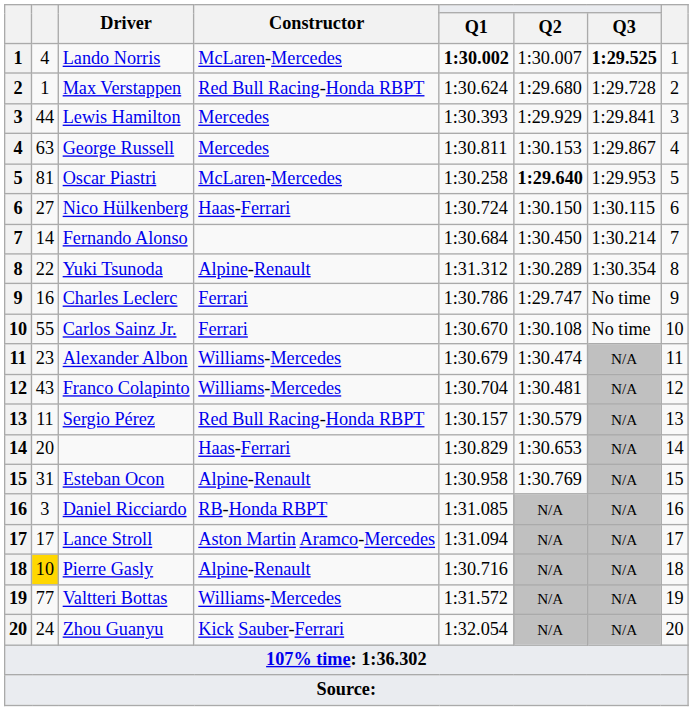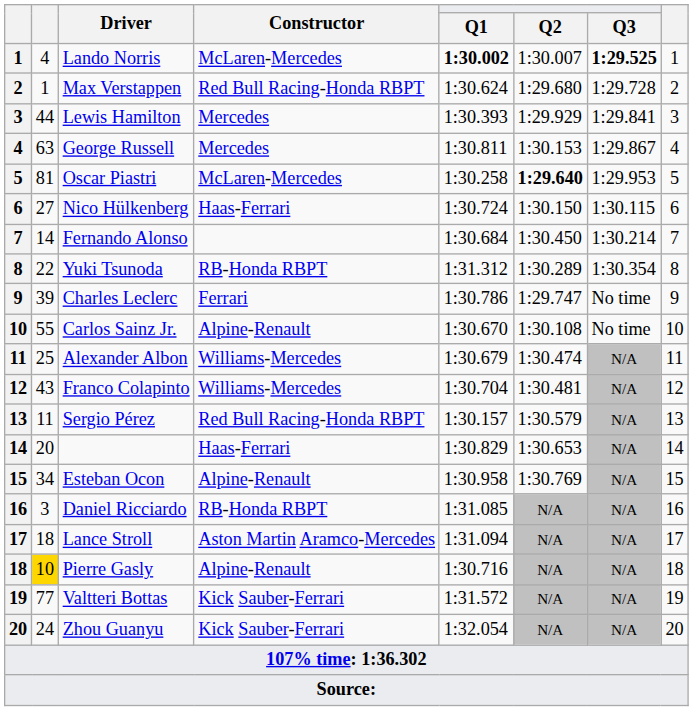(254, 268) Alpine-Renault -> (263, 268) RB-Honda RBPT
(45, 298) 16 -> (45, 298) 39
(223, 328) Ferrari -> (254, 328) Alpine-Renault
(45, 358) 23 -> (45, 358) 25
(45, 478) 31 -> (45, 478) 34
(45, 538) 17 -> (45, 538) 18
(270, 599) Williams-Mercedes -> (271, 599) Kick Sauber-Ferrari
